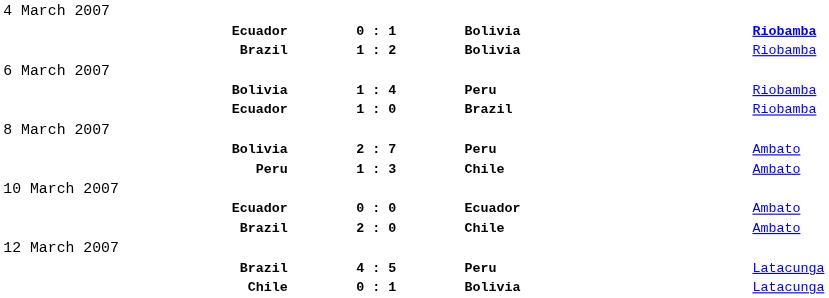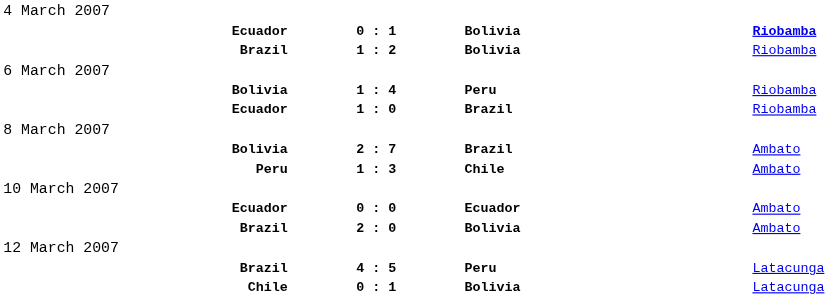(480, 150) Peru -> (488, 150) Brazil
(484, 228) Chile -> (492, 228) Bolivia
